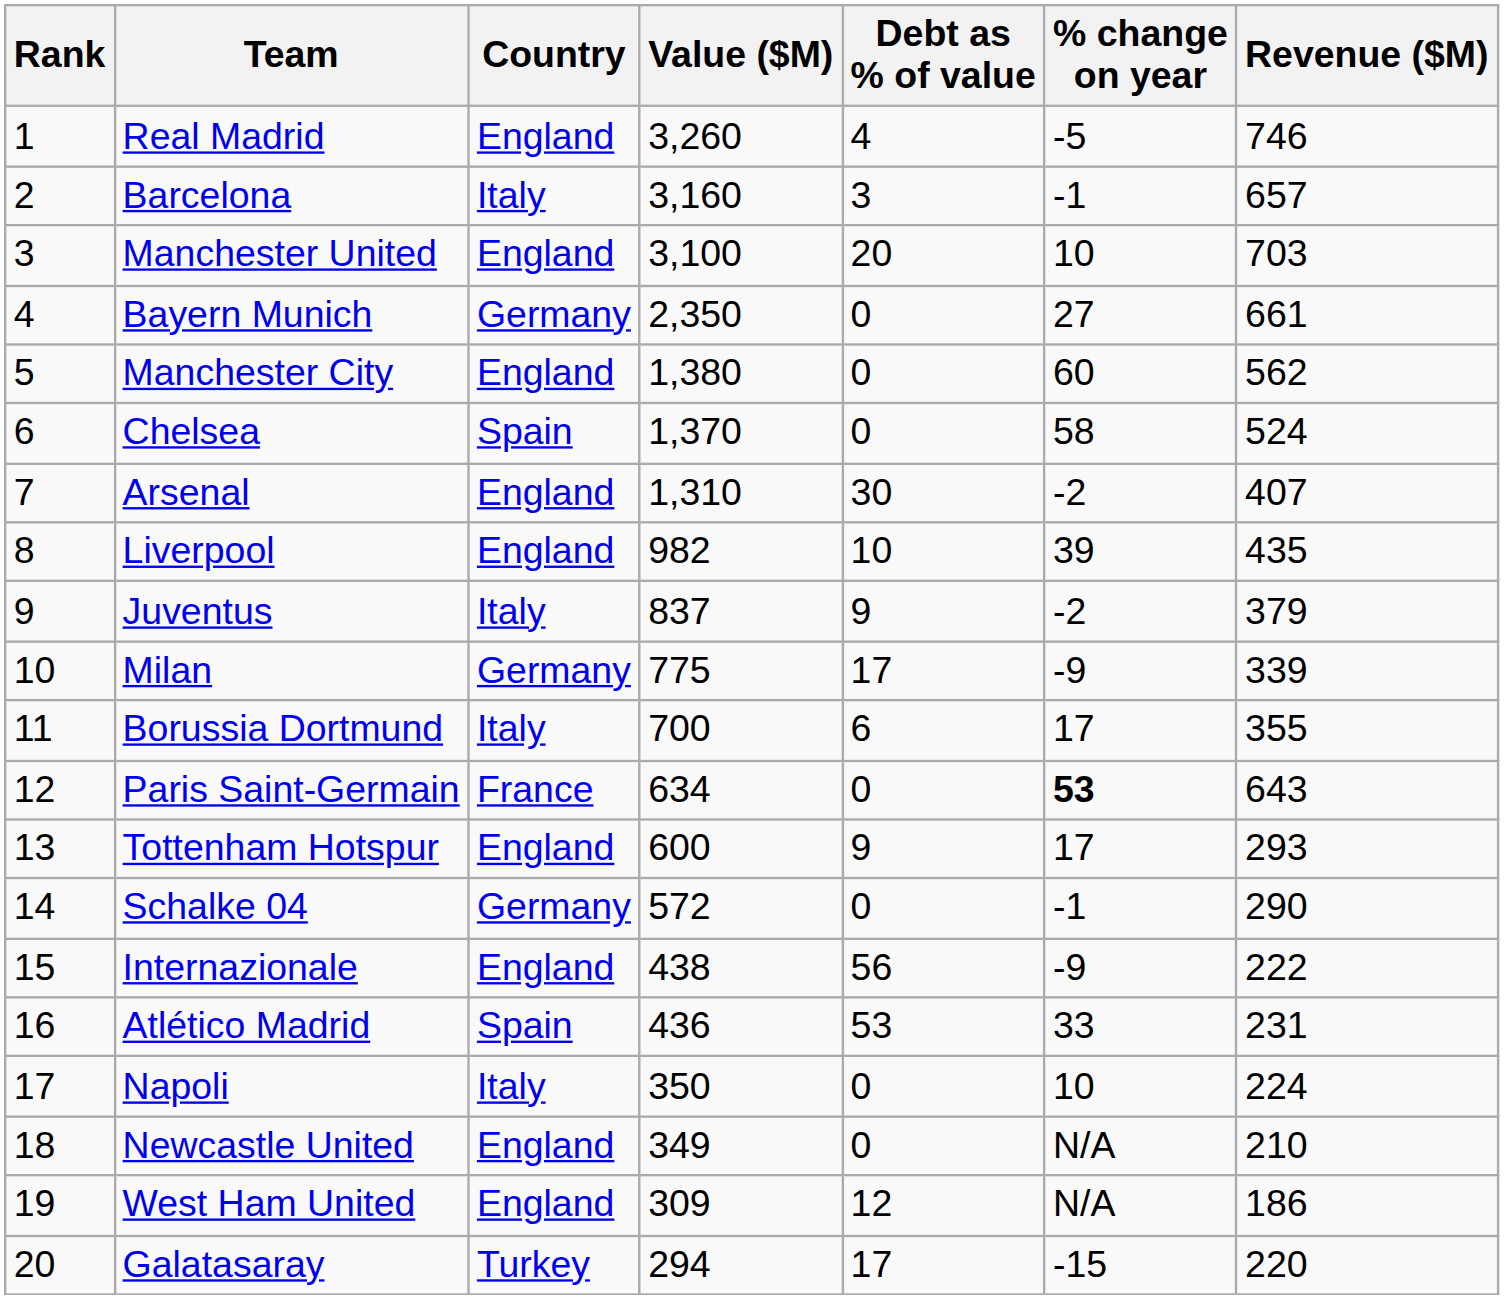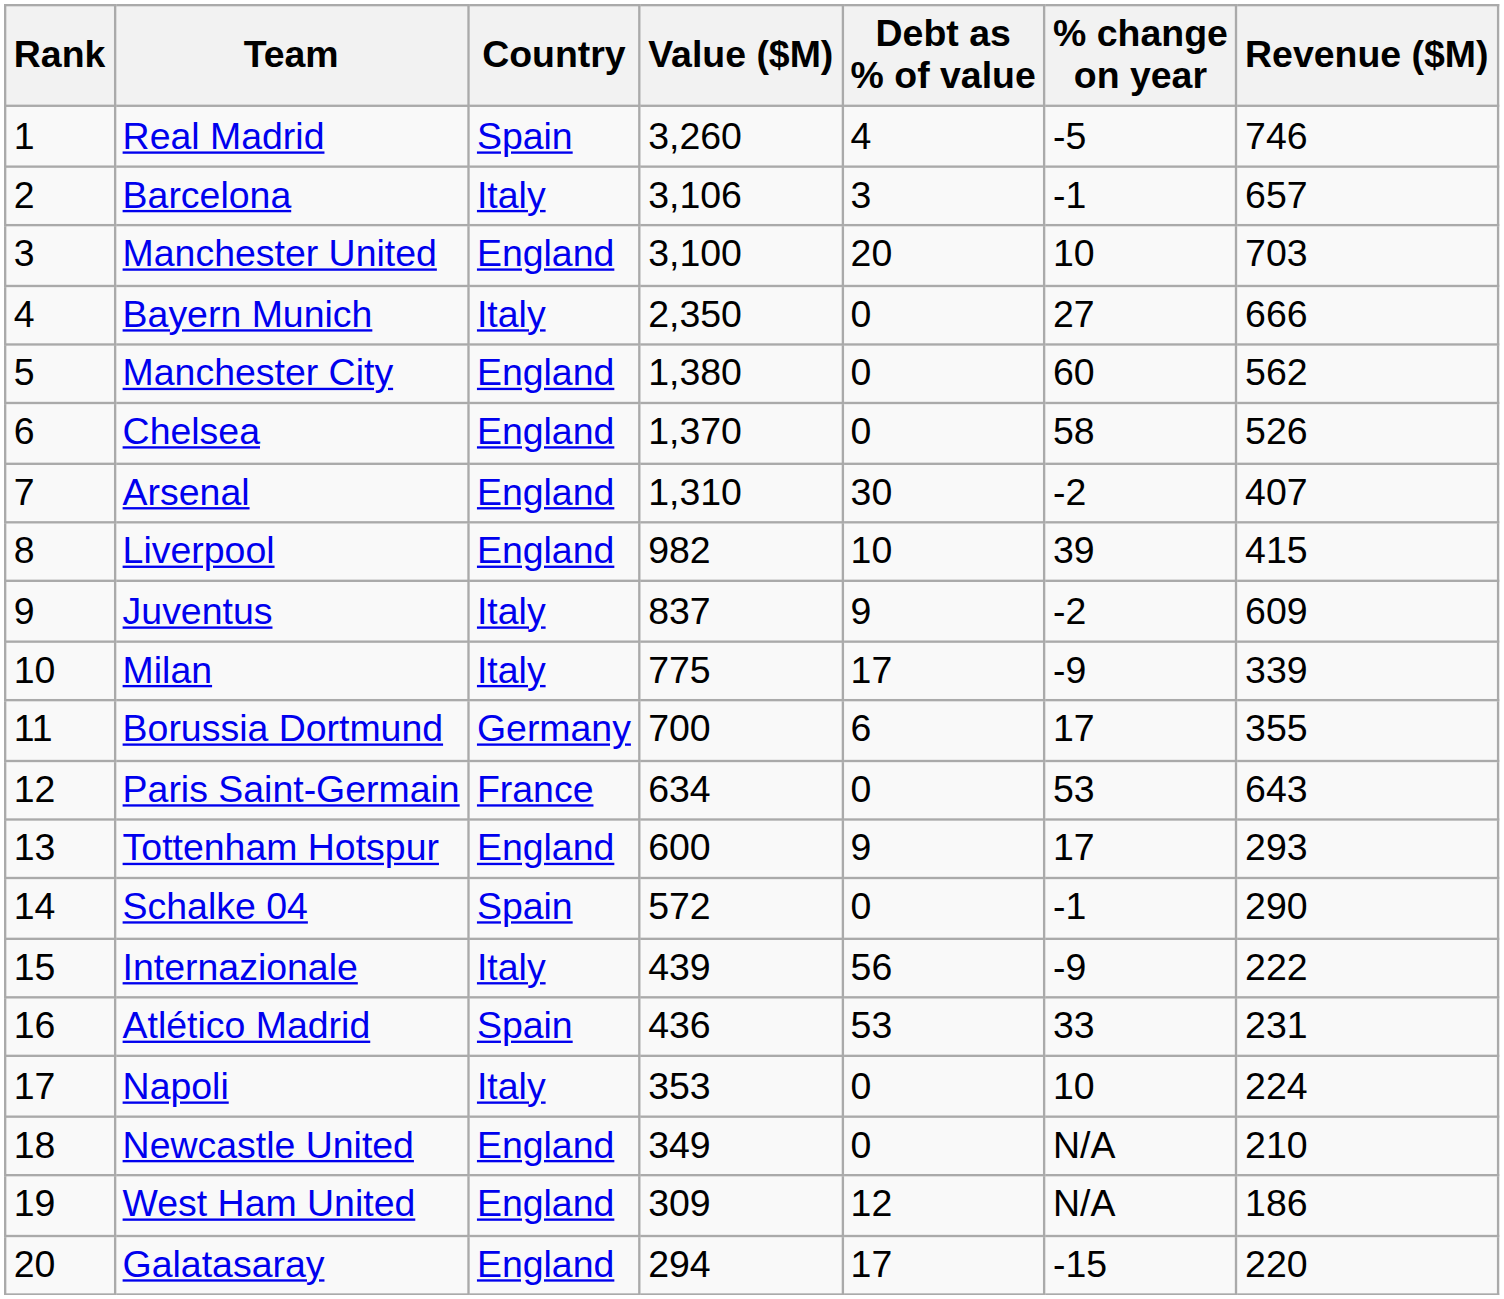(546, 135) England -> (525, 135) Spain
(695, 195) 3,160 -> (695, 195) 3,106
(554, 313) Germany -> (511, 313) Italy
(1276, 313) 661 -> (1276, 313) 666
(525, 432) Spain -> (546, 432) England
(1276, 432) 524 -> (1276, 432) 526
(1276, 551) 435 -> (1276, 551) 415
(1276, 610) 379 -> (1276, 610) 609
(554, 670) Germany -> (511, 670) Italy
(511, 729) Italy -> (554, 729) Germany
(1074, 788) bold -> (1074, 788) normal
(554, 907) Germany -> (525, 907) Spain
(546, 966) England -> (511, 966) Italy
(679, 966) 438 -> (679, 966) 439
(679, 1085) 350 -> (679, 1085) 353
(533, 1263) Turkey -> (546, 1263) England
